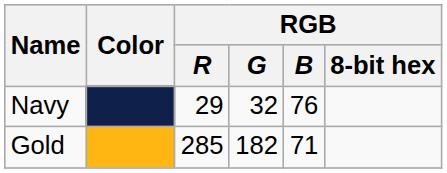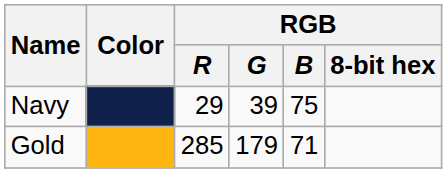(264, 106) 32 -> (264, 106) 39
(304, 106) 76 -> (304, 106) 75
(257, 146) 182 -> (257, 146) 179
